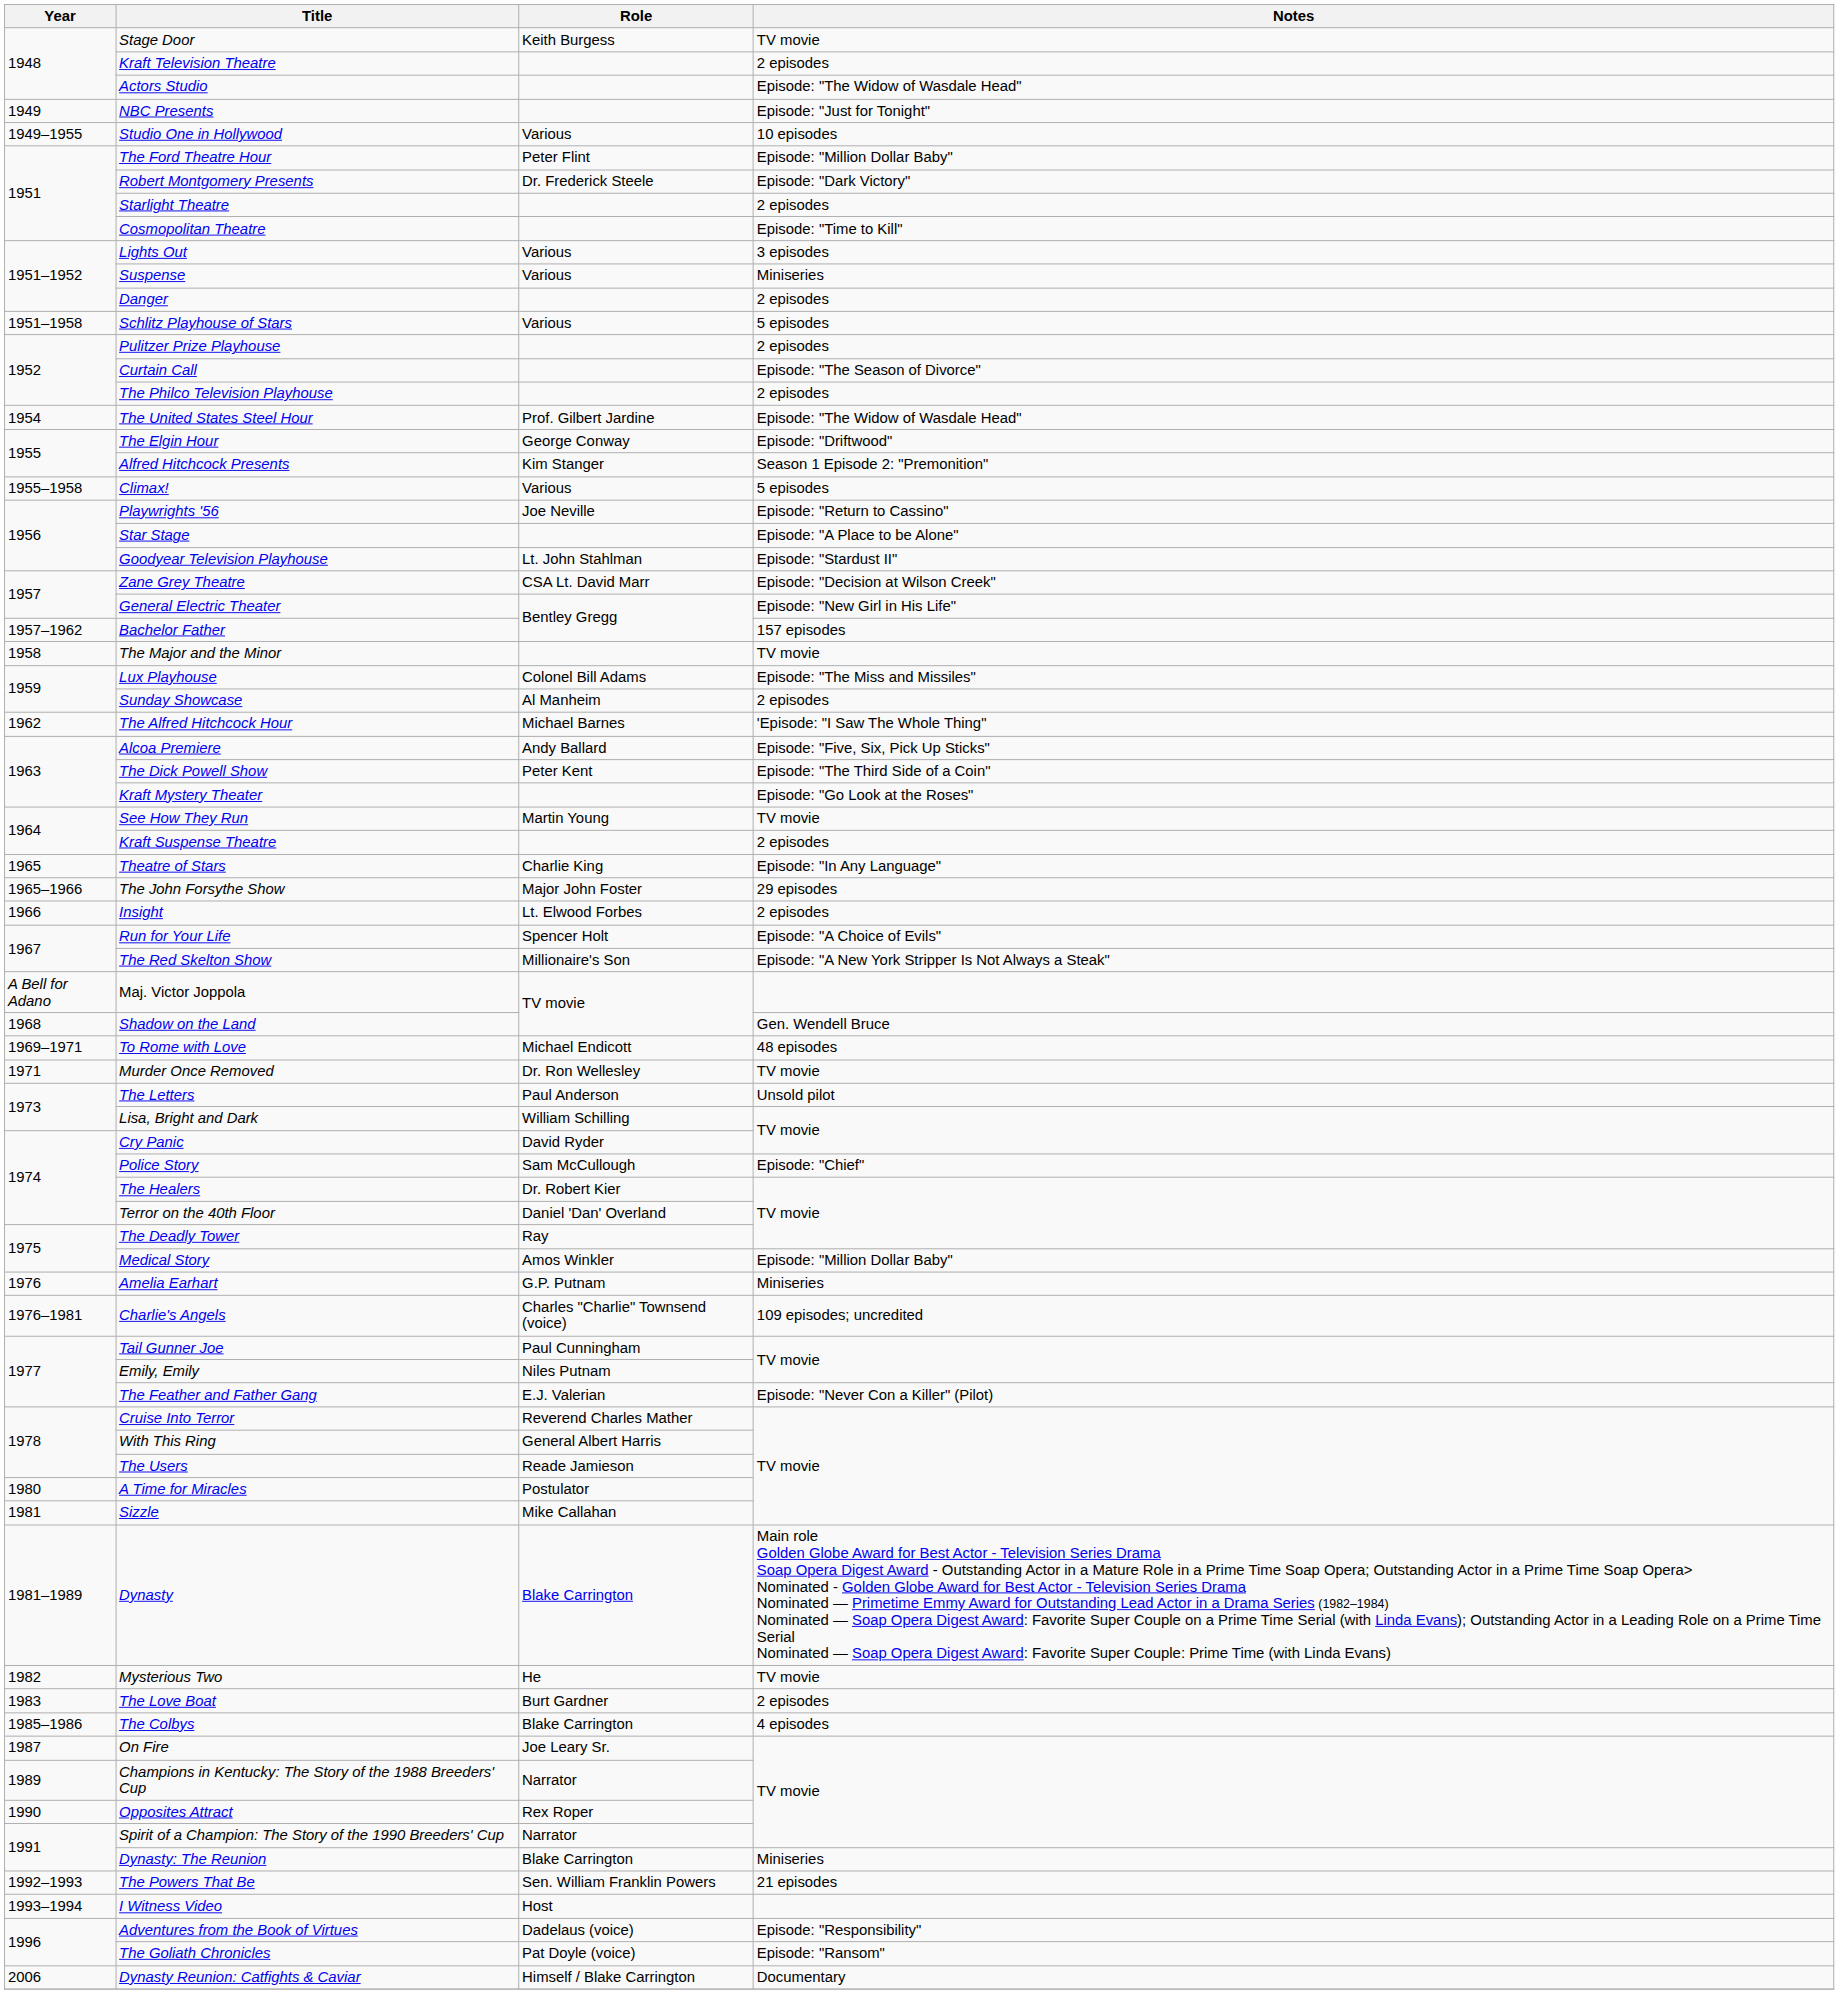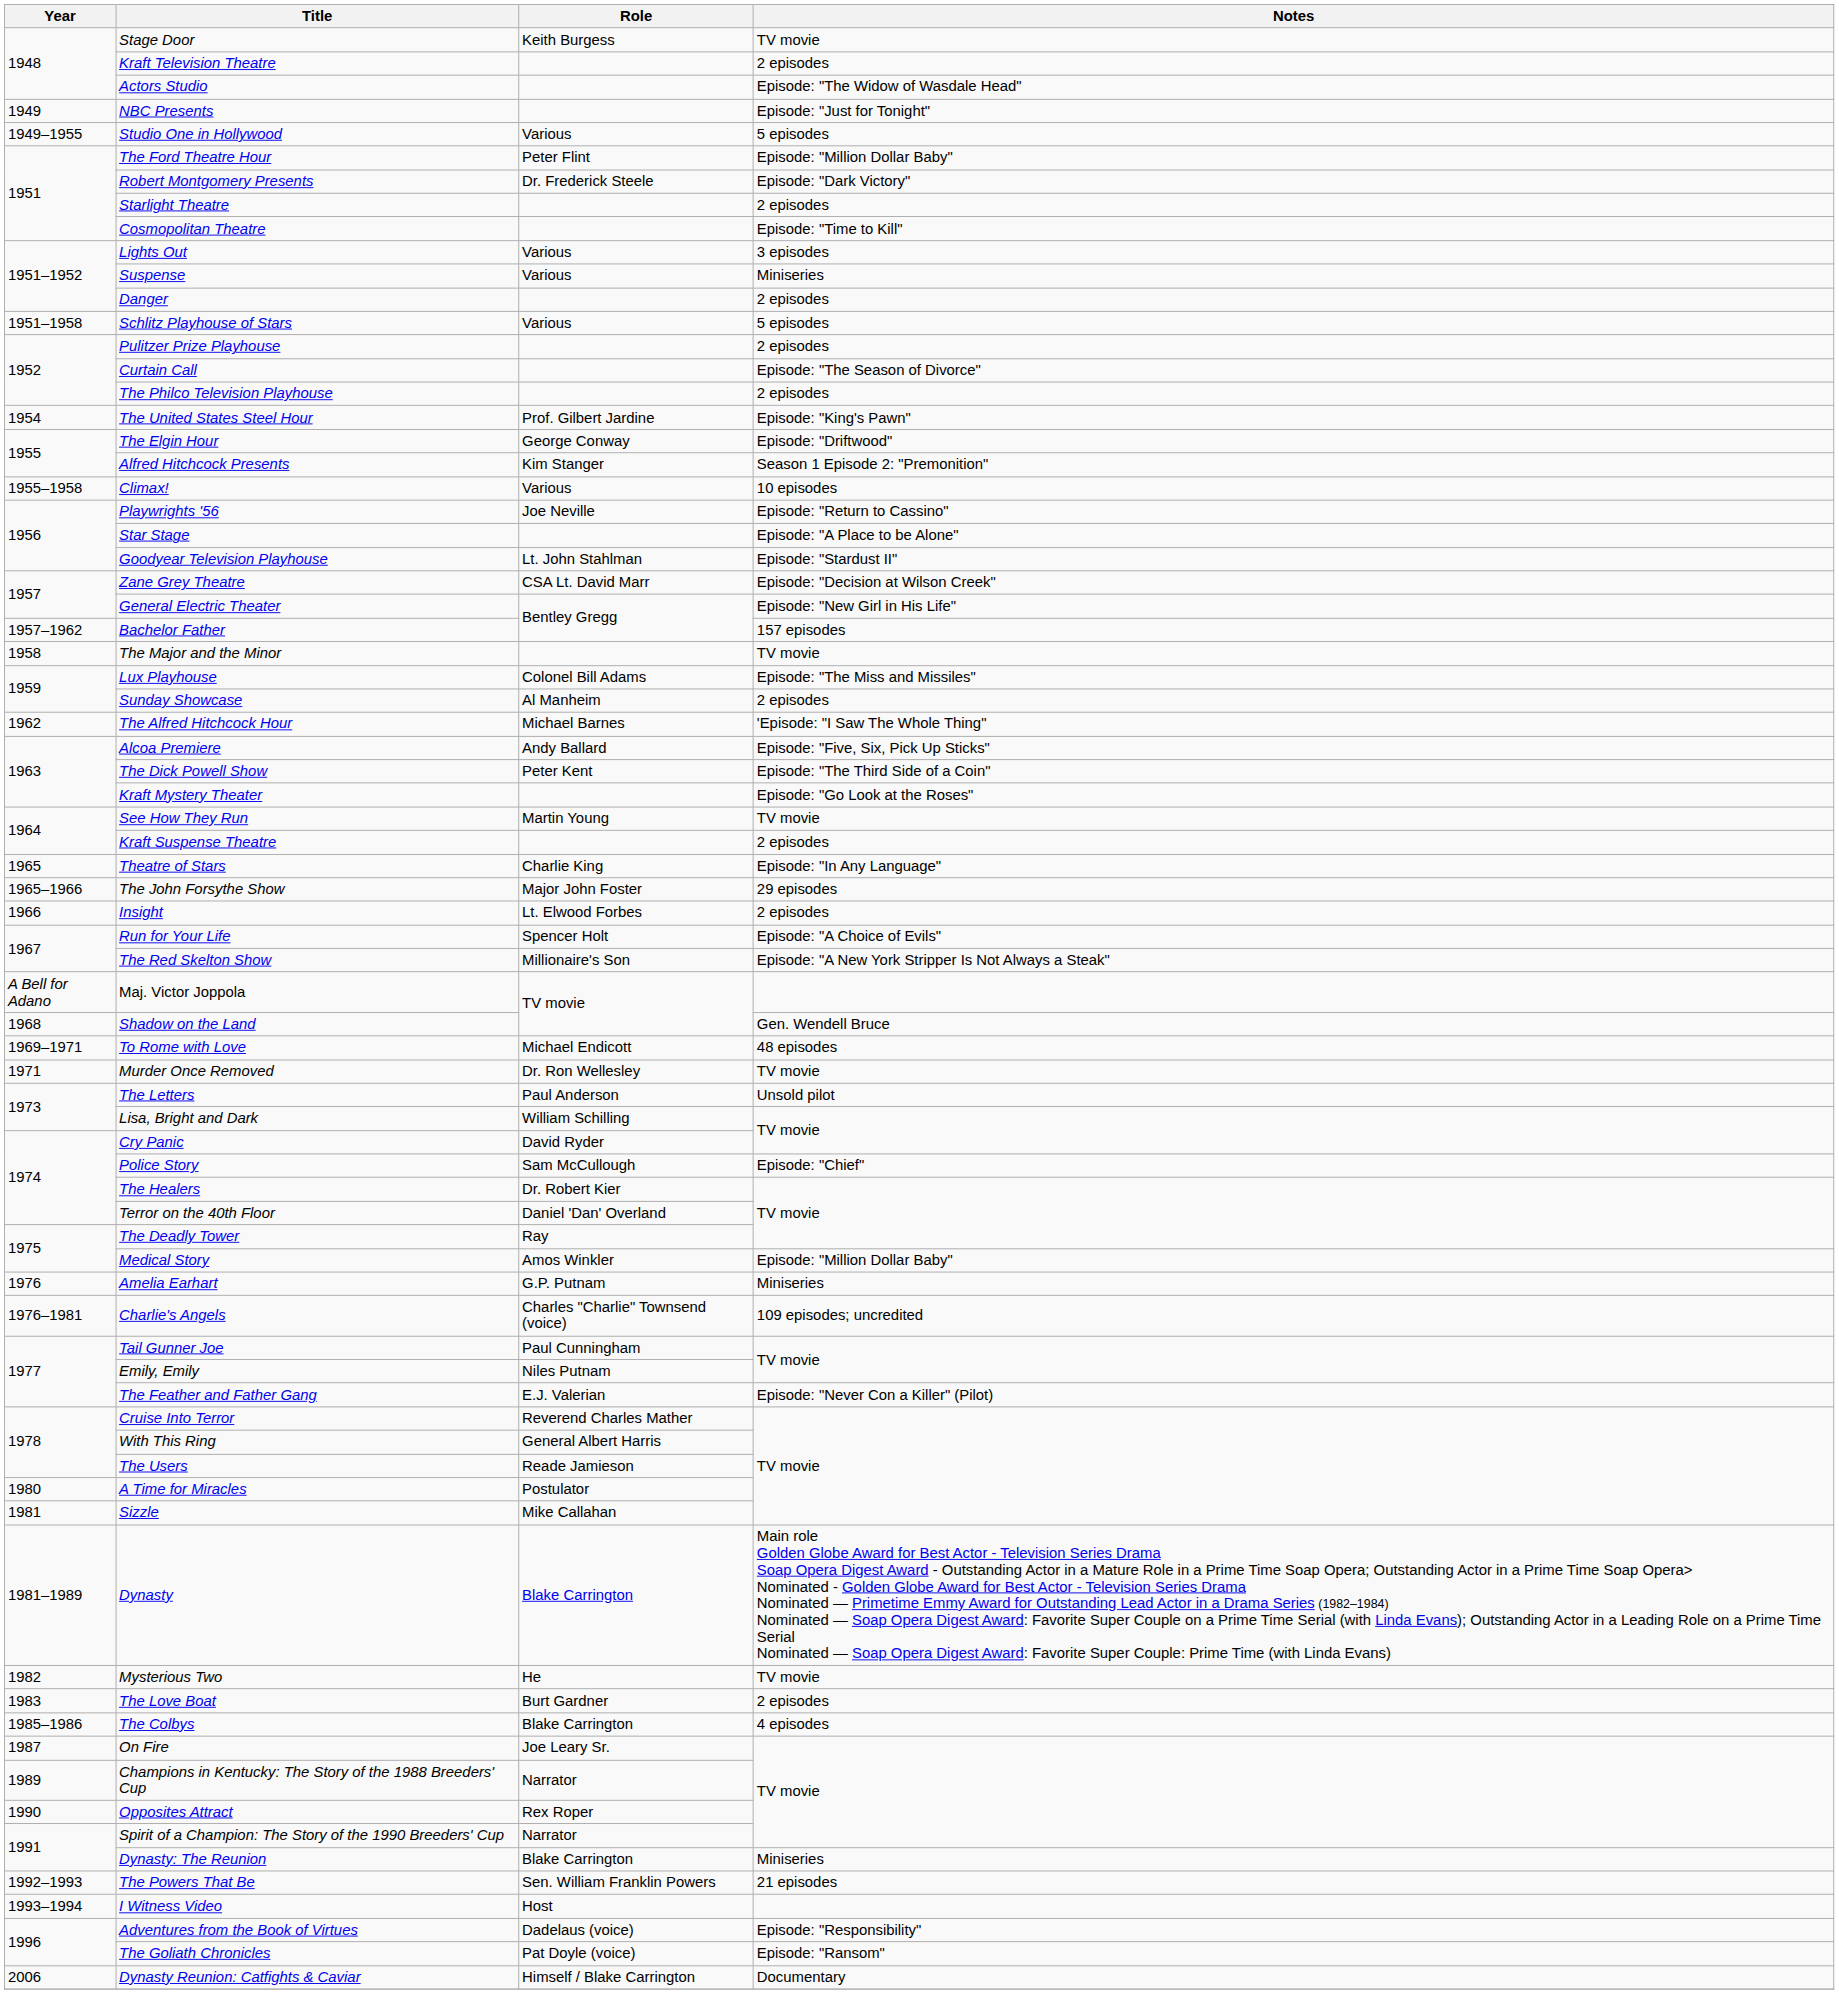(797, 134) 10 episodes -> (793, 134) 5 episodes
(889, 417) Episode: "The Widow of Wasdale Head" -> (834, 417) Episode: "King's Pawn"
(793, 488) 5 episodes -> (797, 488) 10 episodes
